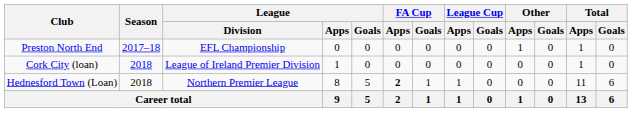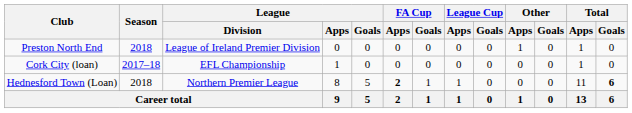(141, 47) 2017–18 -> (141, 47) 2018
(243, 47) EFL Championship -> (243, 47) League of Ireland Premier Division
(141, 64) 2018 -> (141, 64) 2017–18
(243, 64) League of Ireland Premier Division -> (243, 64) EFL Championship
(611, 82) normal -> (611, 82) bold
